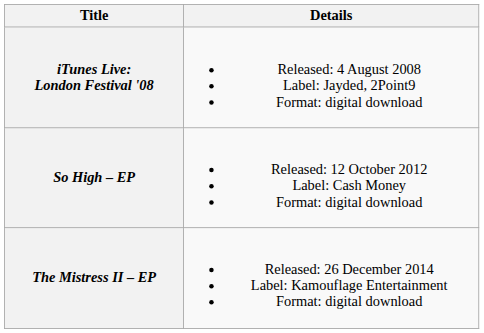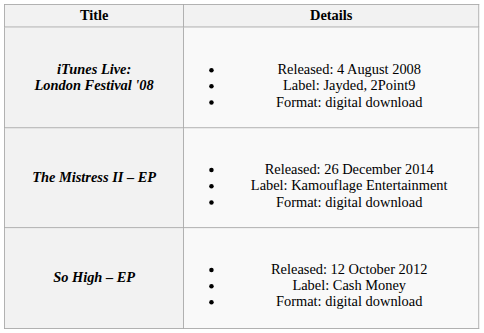rows swapped: (94, 177) <-> (94, 277)
